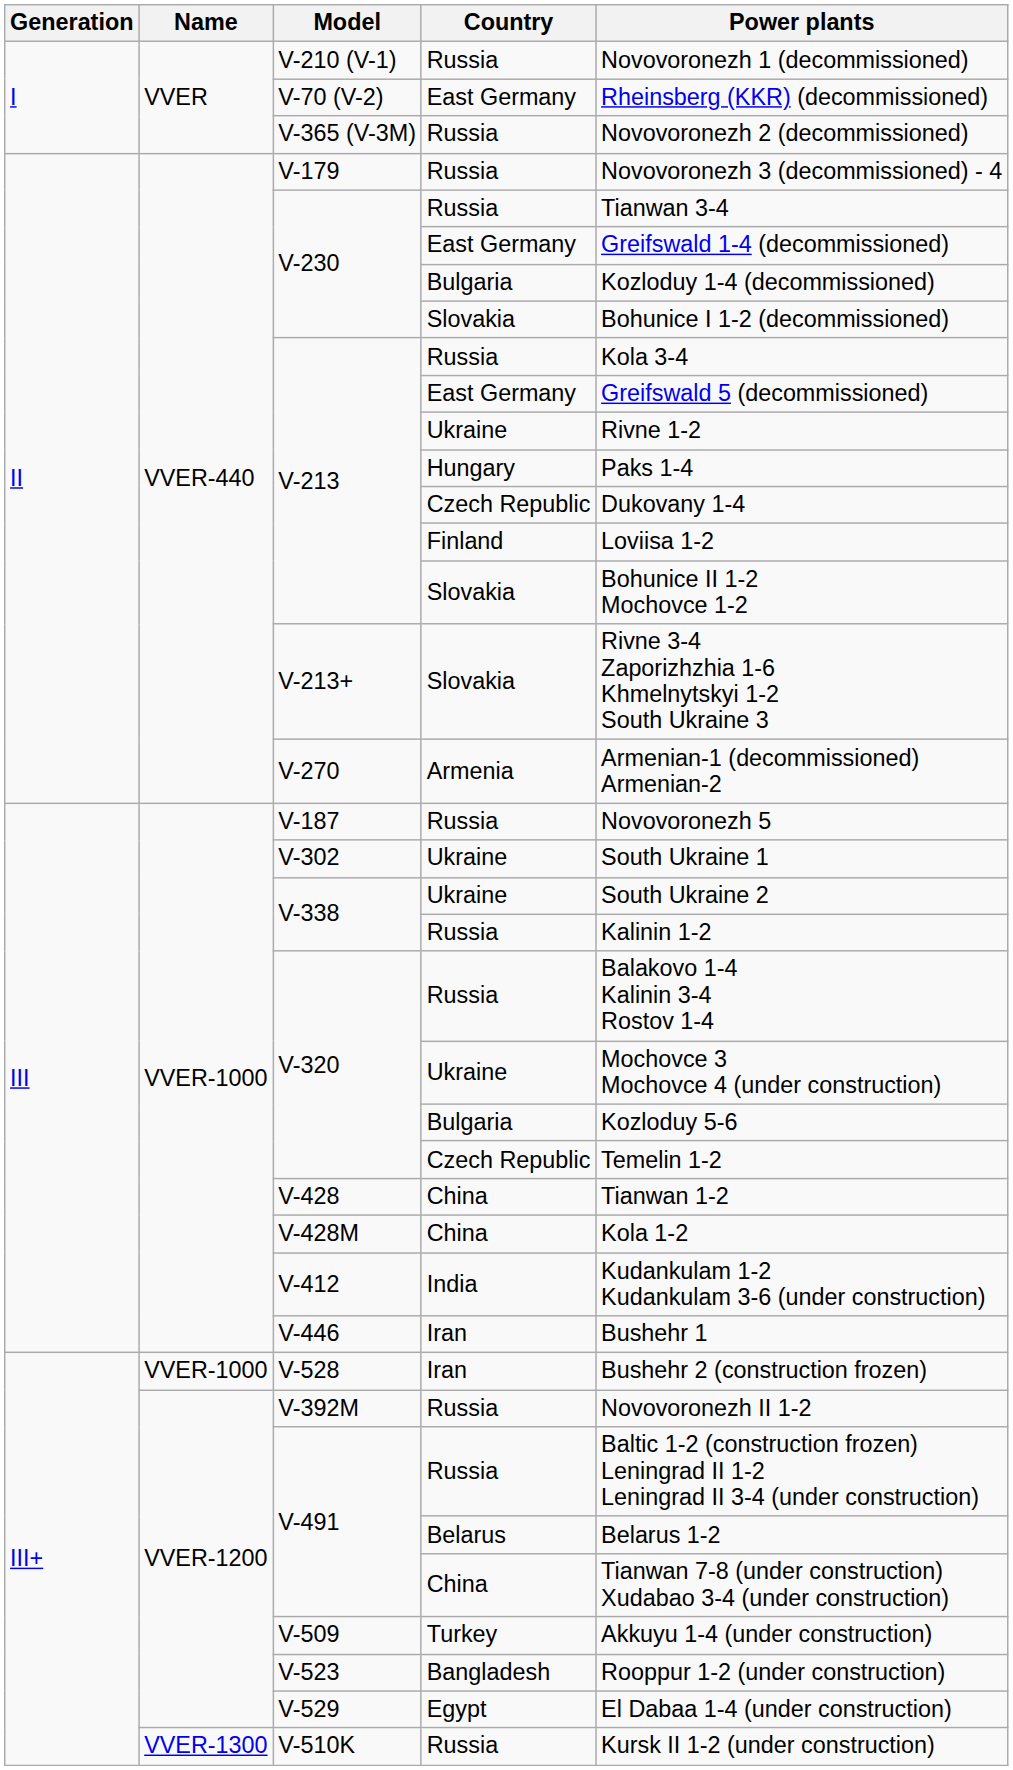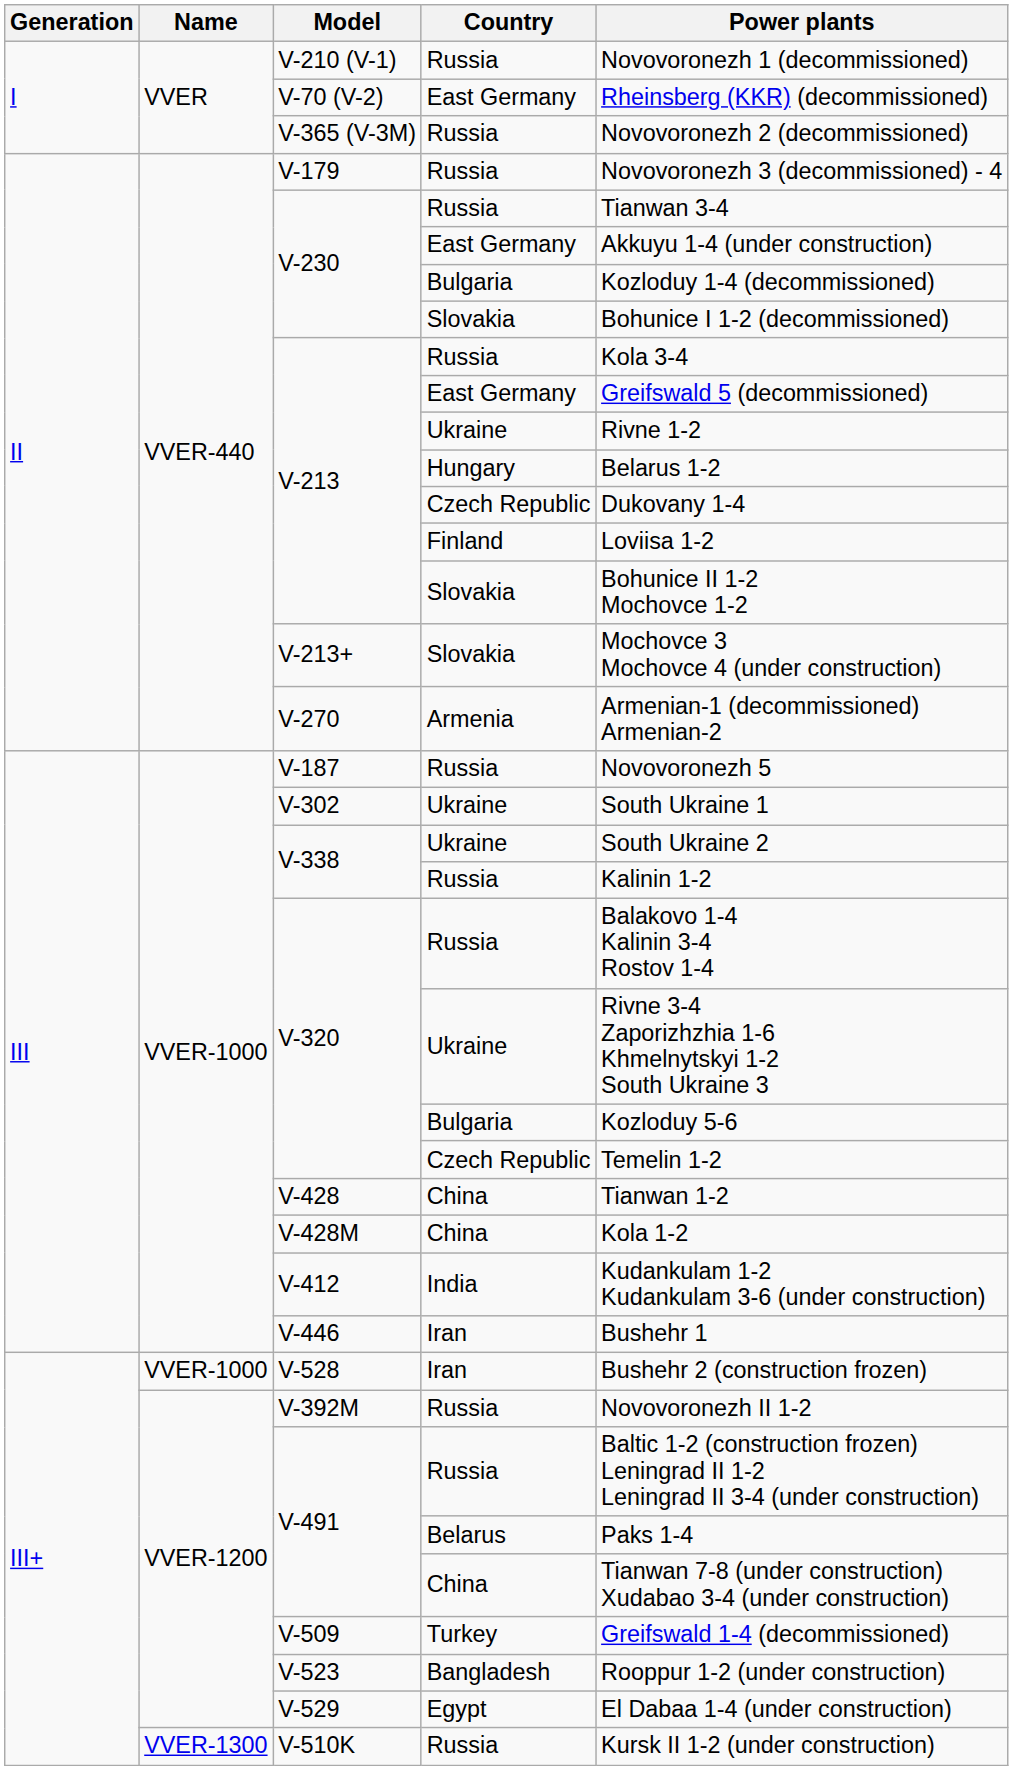(775, 245) Greifswald 1-4 (decommissioned) -> (767, 245) Akkuyu 1-4 (under construction)
(647, 467) Paks 1-4 -> (661, 467) Belarus 1-2
(690, 681) Rivne 3-4 Zaporizhzhia 1-6 Khmelnytskyi 1-2 South Ukraine 3 -> (771, 655) Mochovce 3 Mochovce 4 (under construction)
(771, 1072) Mochovce 3 Mochovce 4 (under construction) -> (690, 1045) Rivne 3-4 Zaporizhzhia 1-6 Khmelnytskyi 1-2 South Ukraine 3
(661, 1534) Belarus 1-2 -> (647, 1534) Paks 1-4
(767, 1635) Akkuyu 1-4 (under construction) -> (775, 1635) Greifswald 1-4 (decommissioned)
